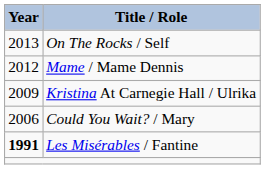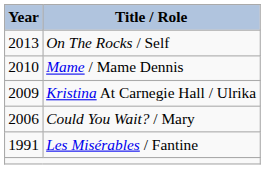(24, 68) 2012 -> (24, 68) 2010
(24, 144) bold -> (24, 144) normal
